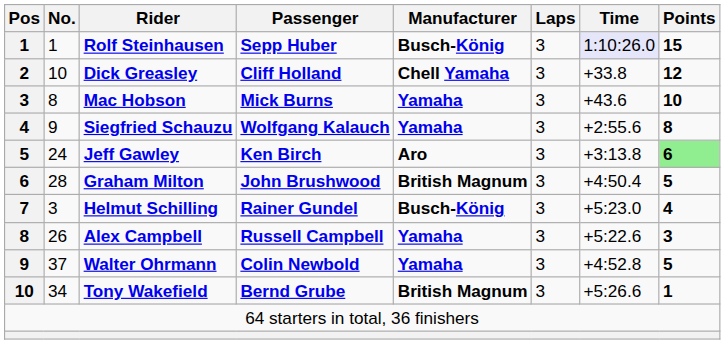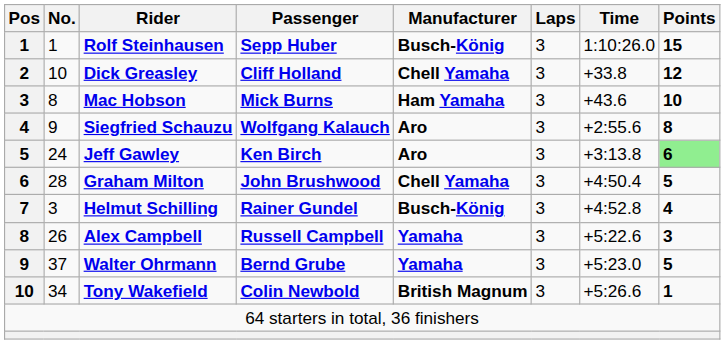(619, 46) lavender background -> (619, 46) no background
(430, 100) Yamaha -> (451, 100) Ham Yamaha
(430, 127) Yamaha -> (413, 127) Aro
(463, 181) British Magnum -> (453, 181) Chell Yamaha
(612, 209) +5:23.0 -> (612, 209) +4:52.8
(300, 263) Colin Newbold -> (293, 263) Bernd Grube
(612, 263) +4:52.8 -> (612, 263) +5:23.0
(293, 290) Bernd Grube -> (300, 290) Colin Newbold
